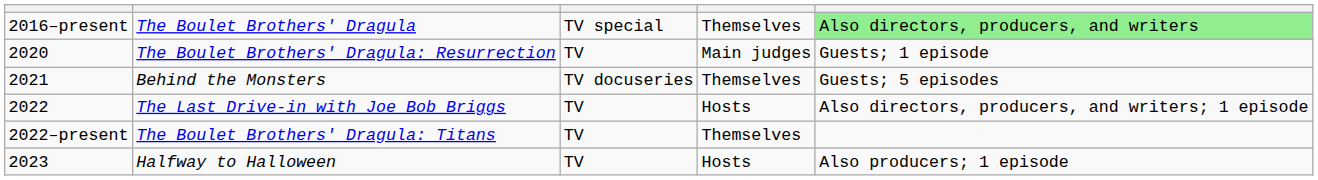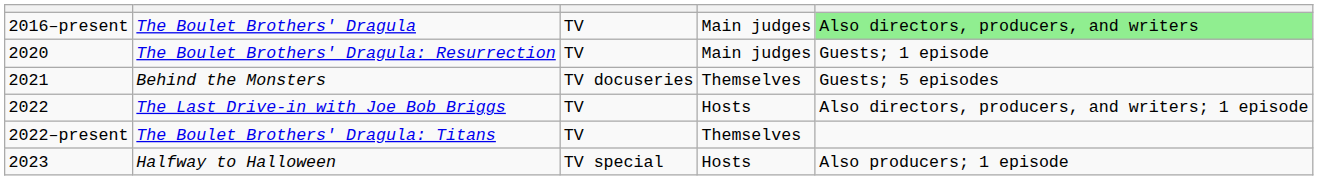(614, 26) TV special -> (574, 26) TV
(751, 26) Themselves -> (756, 26) Main judges
(574, 162) TV -> (614, 162) TV special
